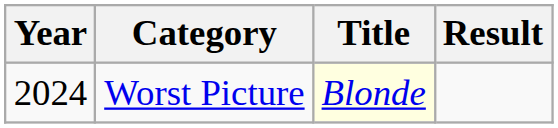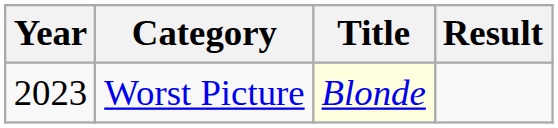(50, 92) 2024 -> (50, 92) 2023
